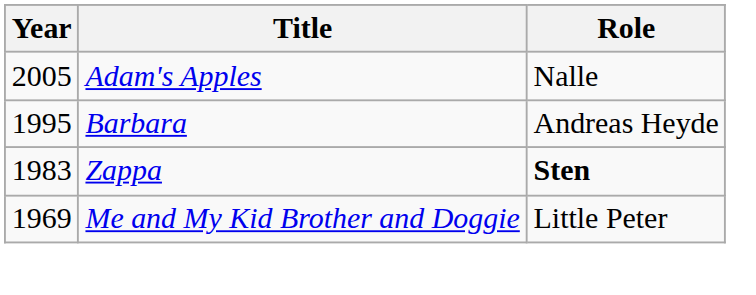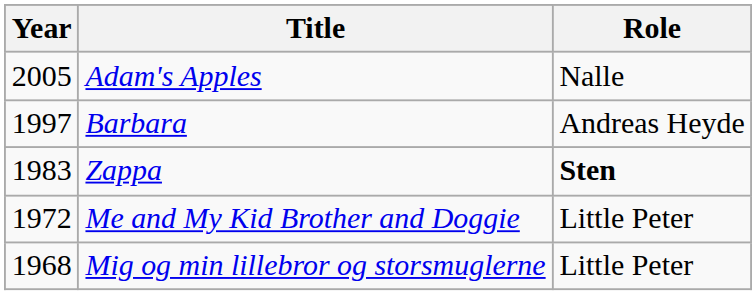(42, 123) 1995 -> (42, 123) 1997
(42, 218) 1969 -> (42, 218) 1972
+ row: (316, 265)
